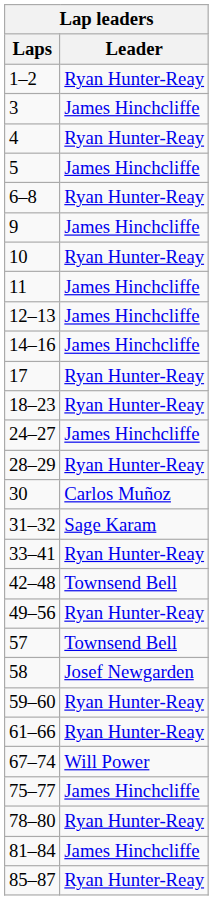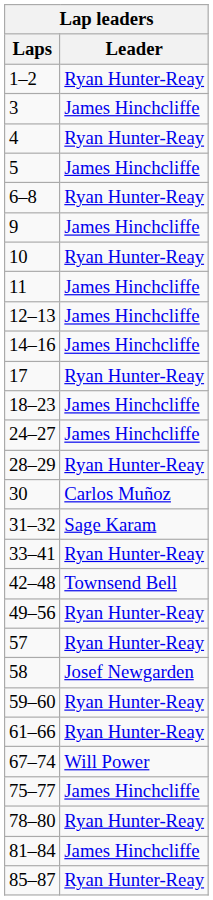(134, 405) Ryan Hunter-Reay -> (132, 405) James Hinchcliffe
(121, 642) Townsend Bell -> (134, 642) Ryan Hunter-Reay
